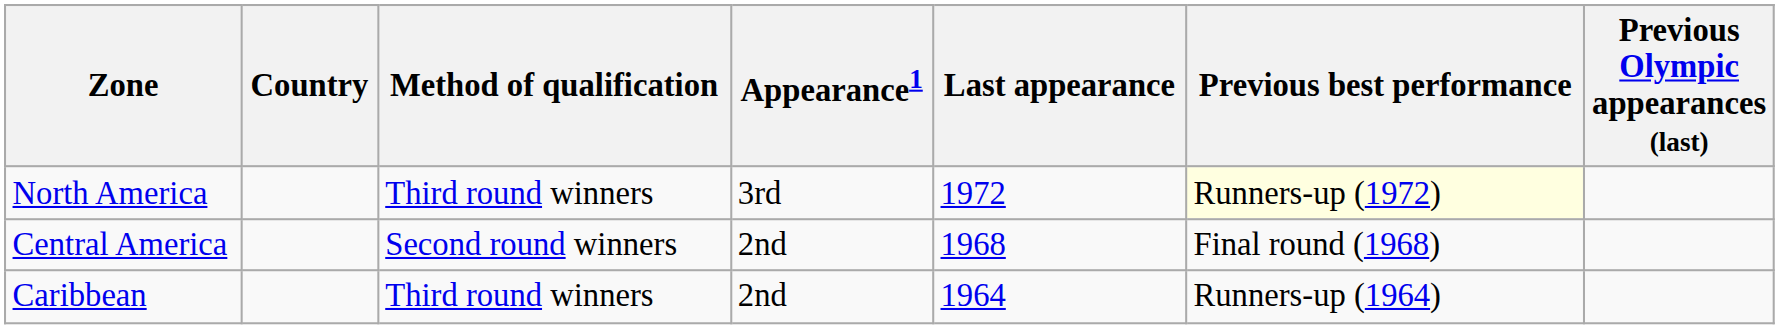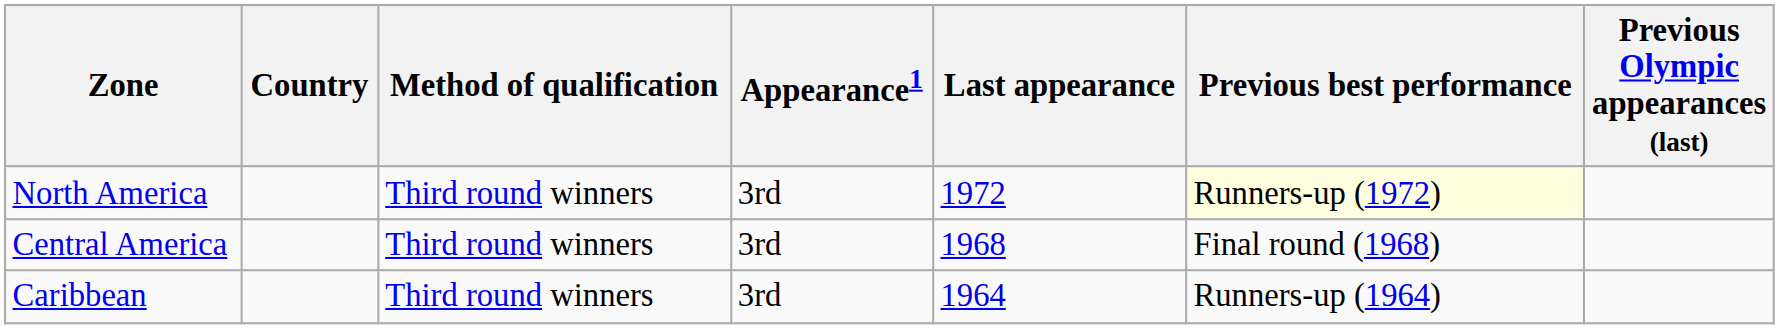(531, 244) Second round winners -> (519, 244) Third round winners
(762, 244) 2nd -> (760, 244) 3rd
(762, 295) 2nd -> (760, 295) 3rd
